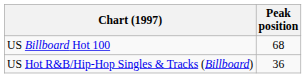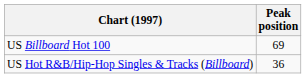(278, 45) 68 -> (278, 45) 69
